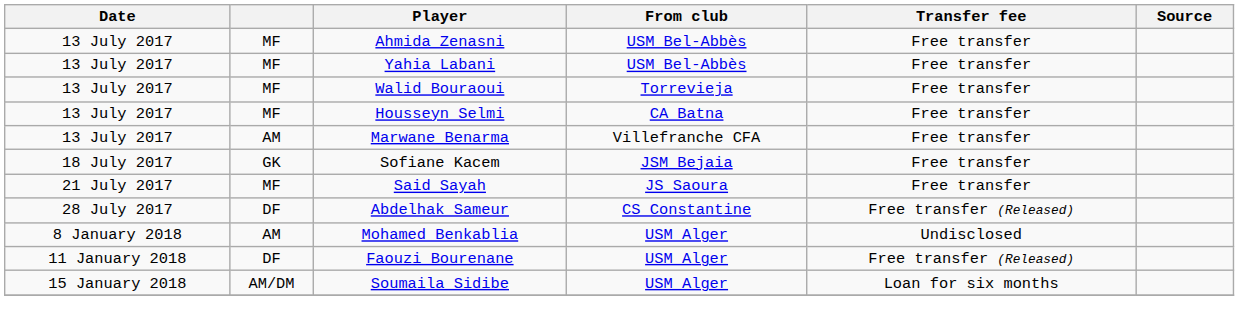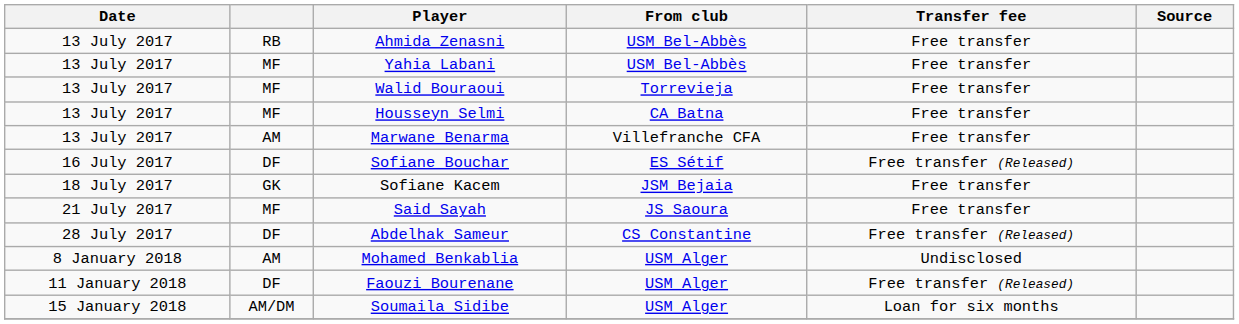(271, 41) MF -> (271, 41) RB
+ row: (440, 162)
